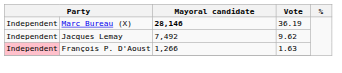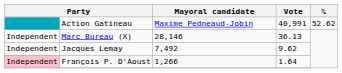+ row: (97, 23)
(169, 23) bold -> (169, 36) normal
(290, 23) 36.19 -> (290, 36) 36.13
(288, 49) 1.63 -> (288, 62) 1.64
